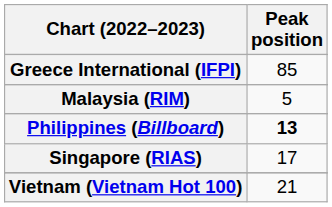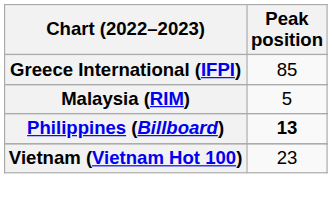- row: (126, 157)
(287, 187) 21 -> (287, 157) 23
